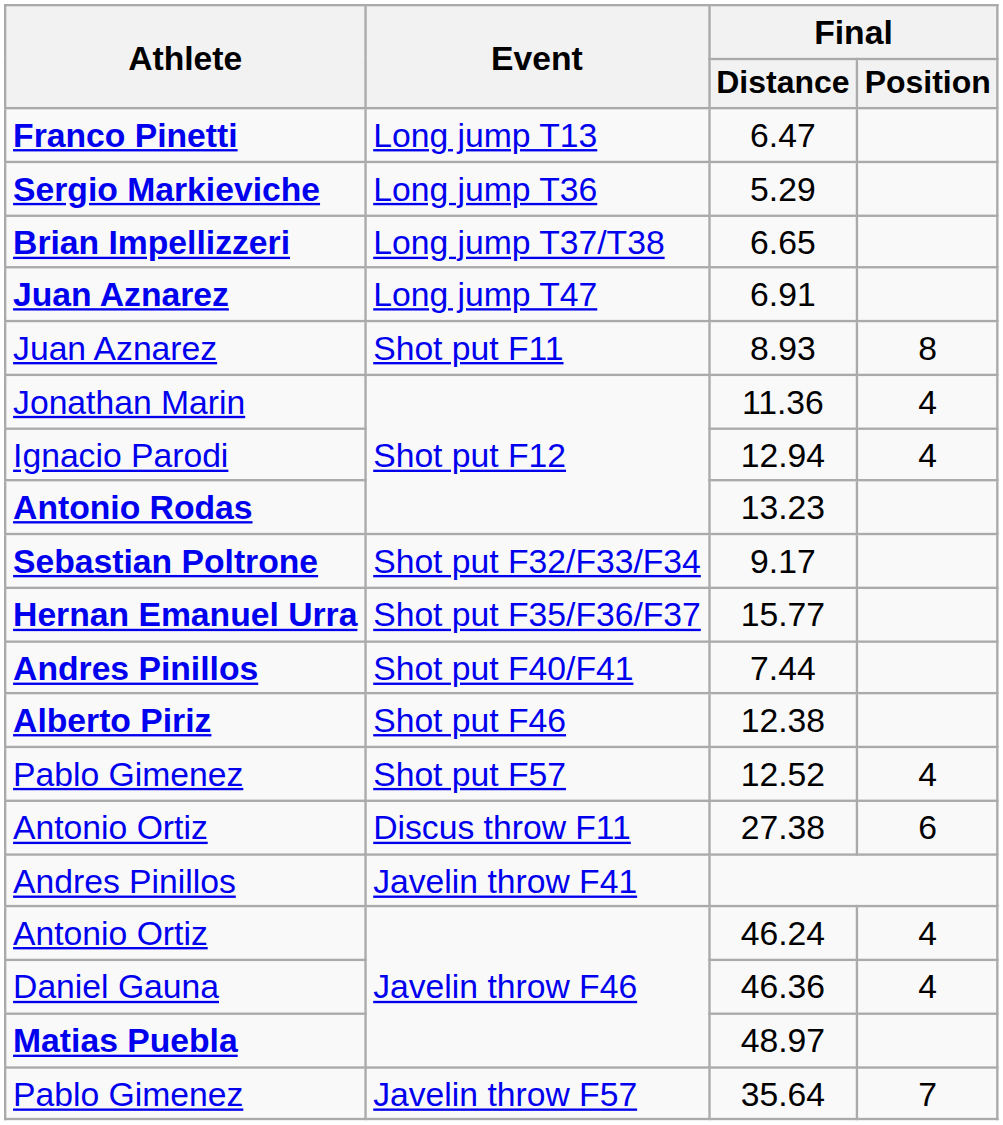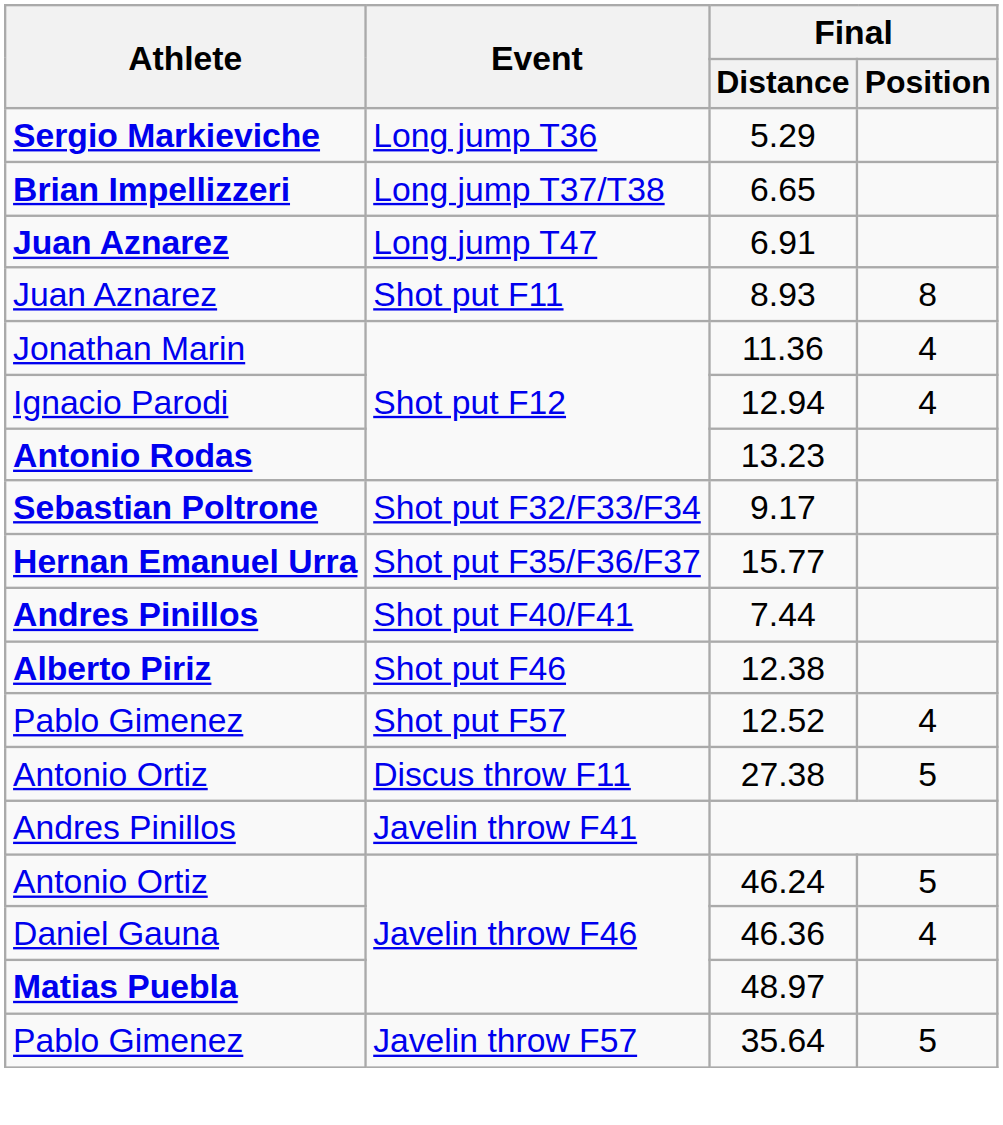- row: (783, 136)
(928, 828) 6 -> (928, 774) 5
(928, 934) 4 -> (928, 881) 5
(928, 1094) 7 -> (928, 1041) 5
